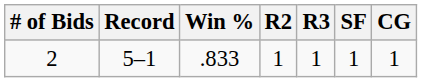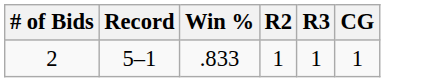- column: (354, 22)
